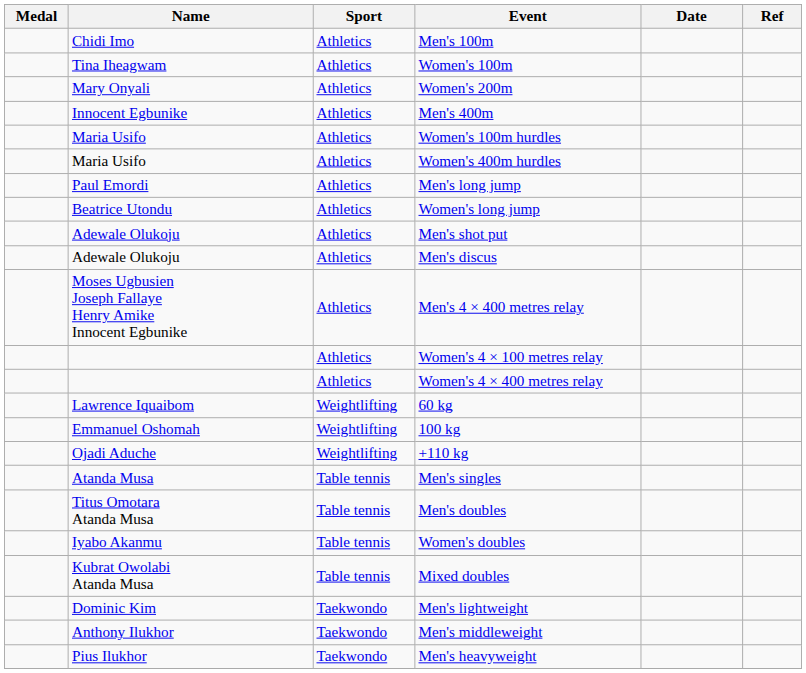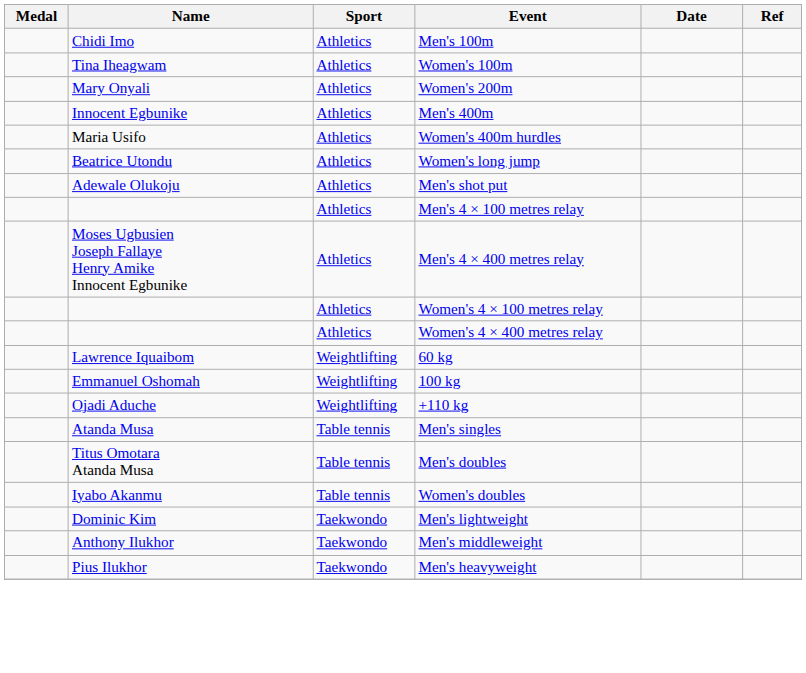- row: (490, 137)
- row: (470, 185)
- row: (458, 257)
+ row: (501, 209)
- row: (464, 575)
